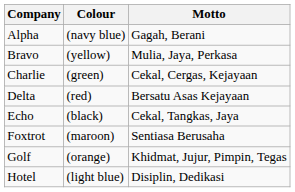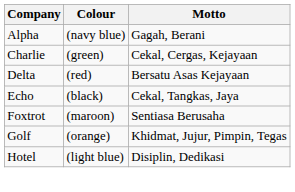- row: (23, 55)
